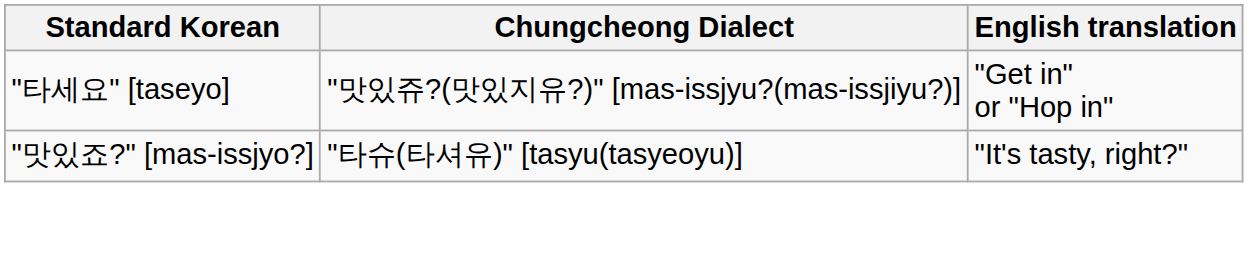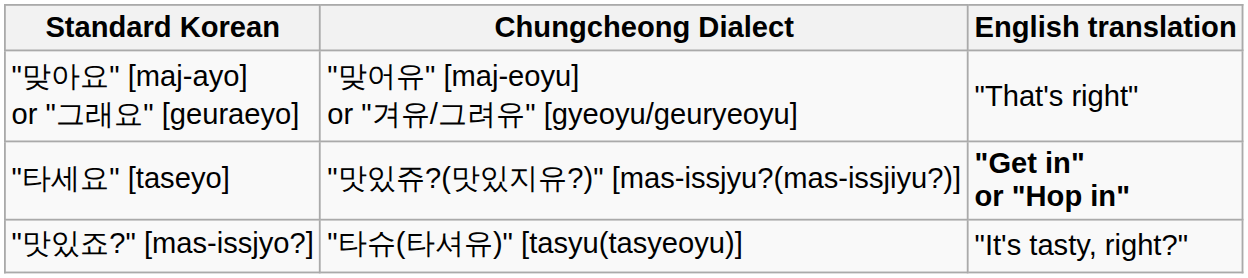+ row: (155, 94)
(1044, 90) normal -> (1052, 180) bold
